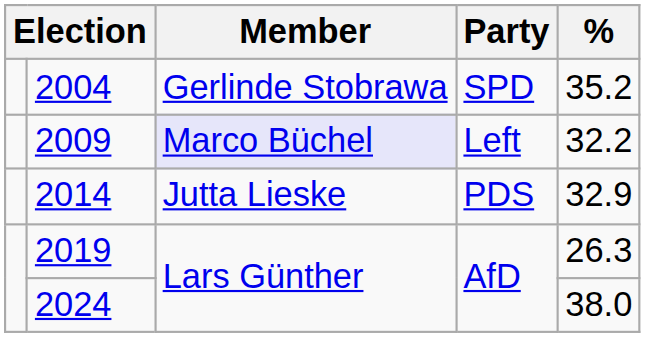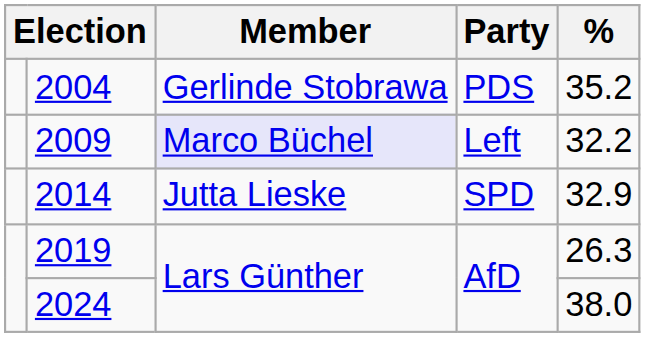(499, 86) SPD -> (499, 86) PDS
(499, 195) PDS -> (499, 195) SPD
